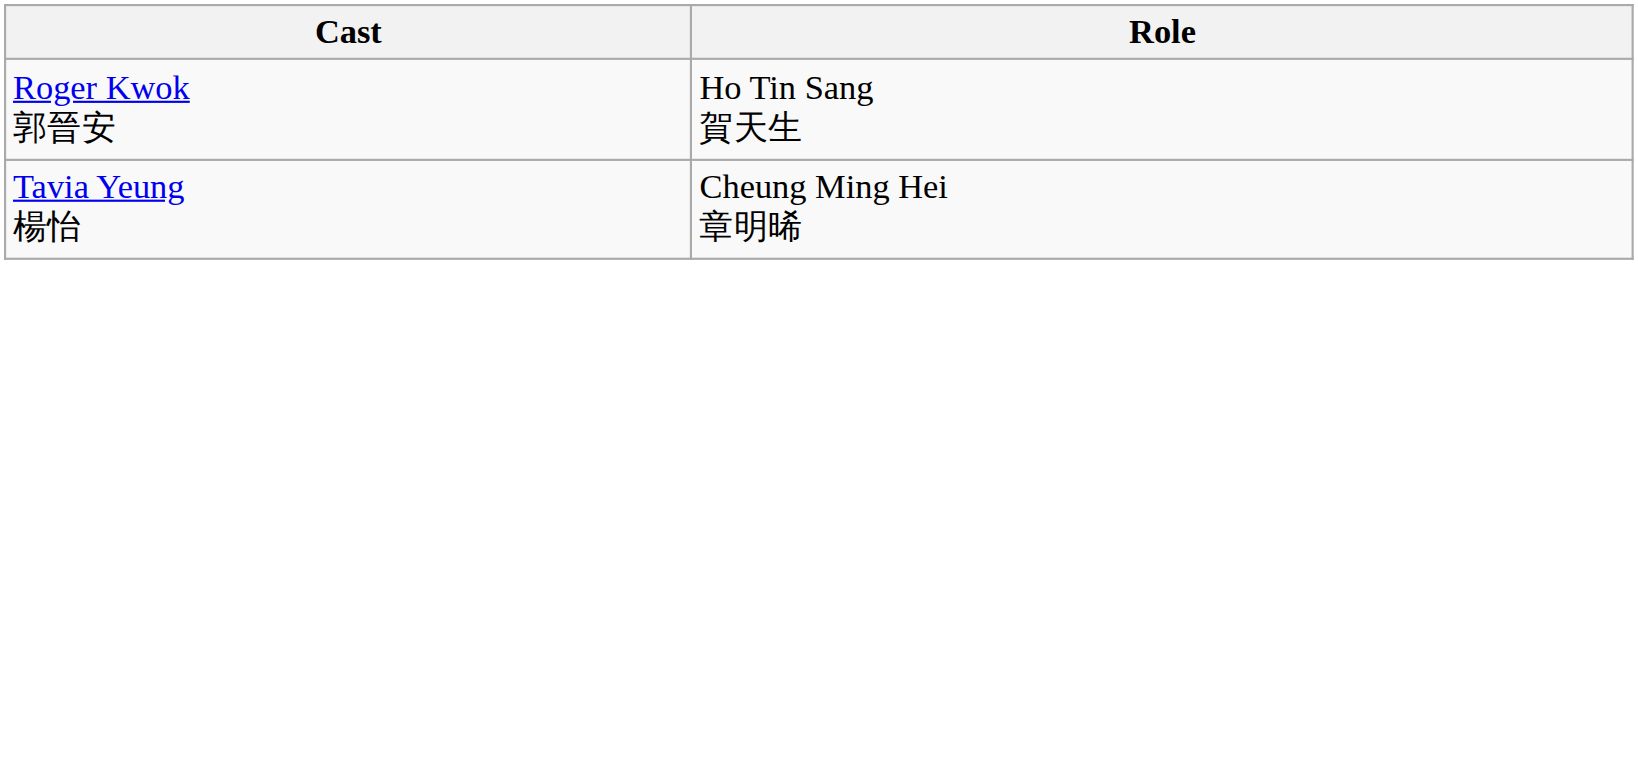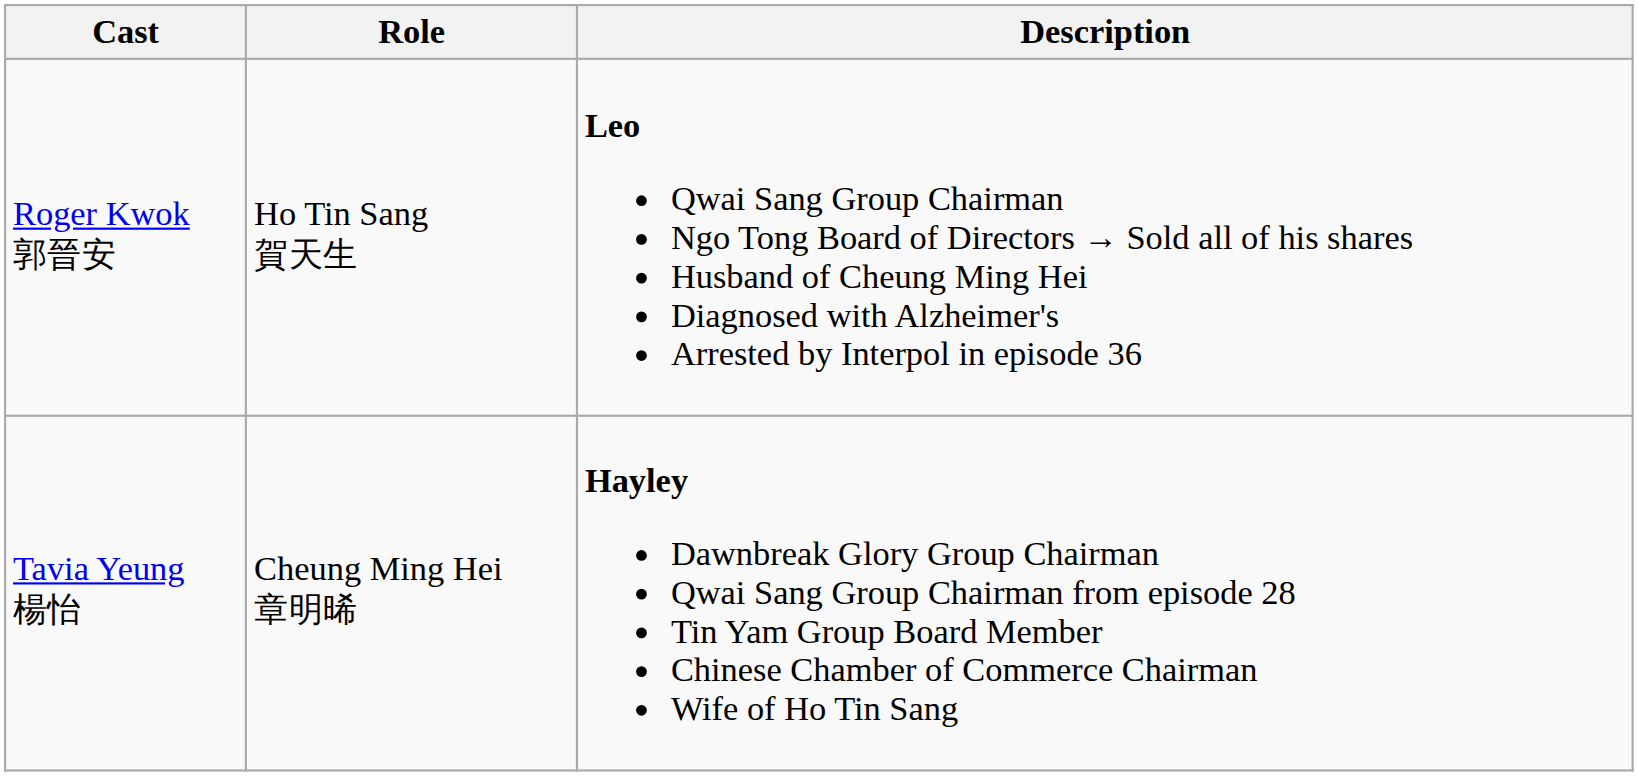+ column: (1105, 31)
